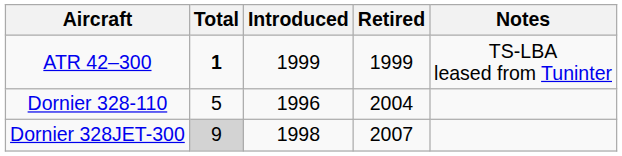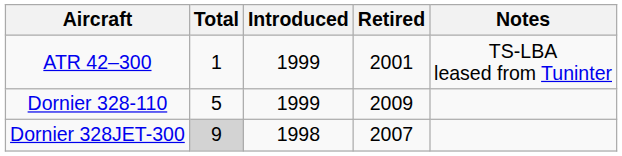(216, 61) bold -> (216, 61) normal
(391, 61) 1999 -> (391, 61) 2001
(298, 103) 1996 -> (298, 103) 1999
(391, 103) 2004 -> (391, 103) 2009
